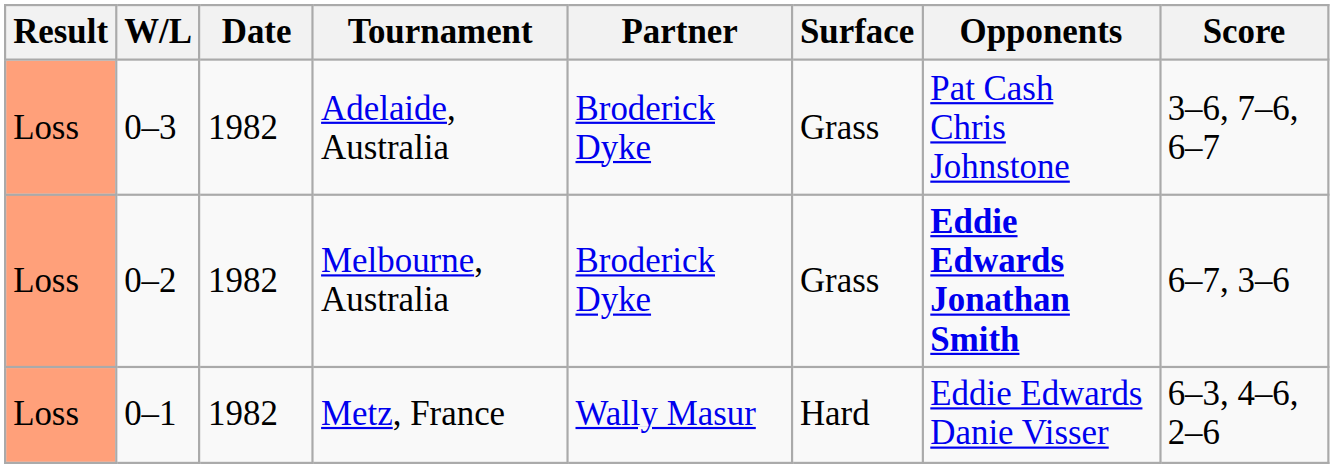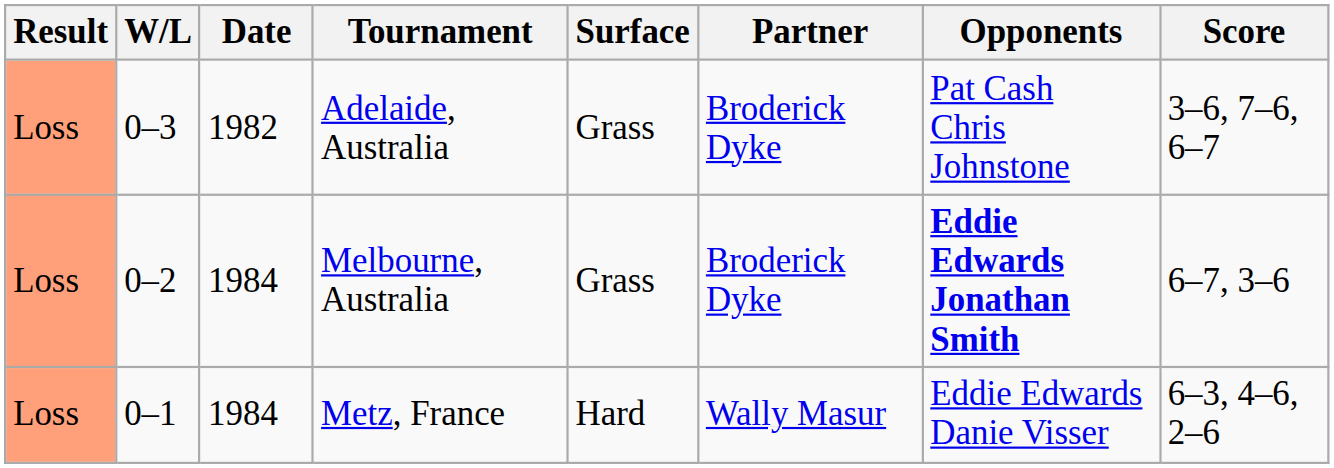columns swapped: (857, 32) <-> (680, 32)
(243, 280) 1982 -> (243, 280) 1984
(243, 413) 1982 -> (243, 413) 1984
